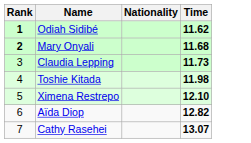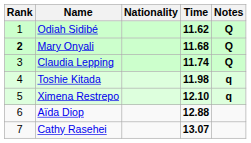+ column: (229, 12)
(20, 29) bold -> (20, 29) normal
(196, 63) 11.73 -> (196, 63) 11.74
(196, 113) 12.82 -> (196, 113) 12.88
